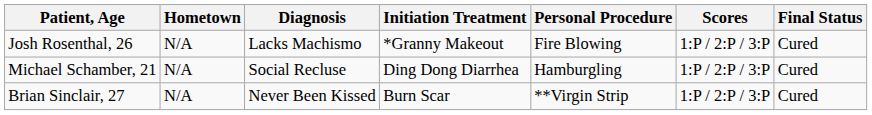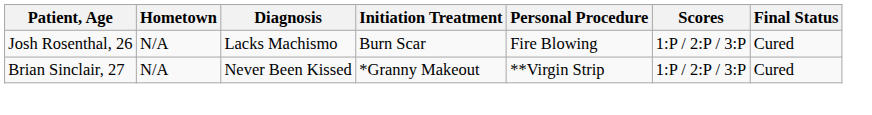(443, 43) *Granny Makeout -> (392, 43) Burn Scar
- row: (82, 69)
(416, 95) Burn Scar -> (419, 69) *Granny Makeout
